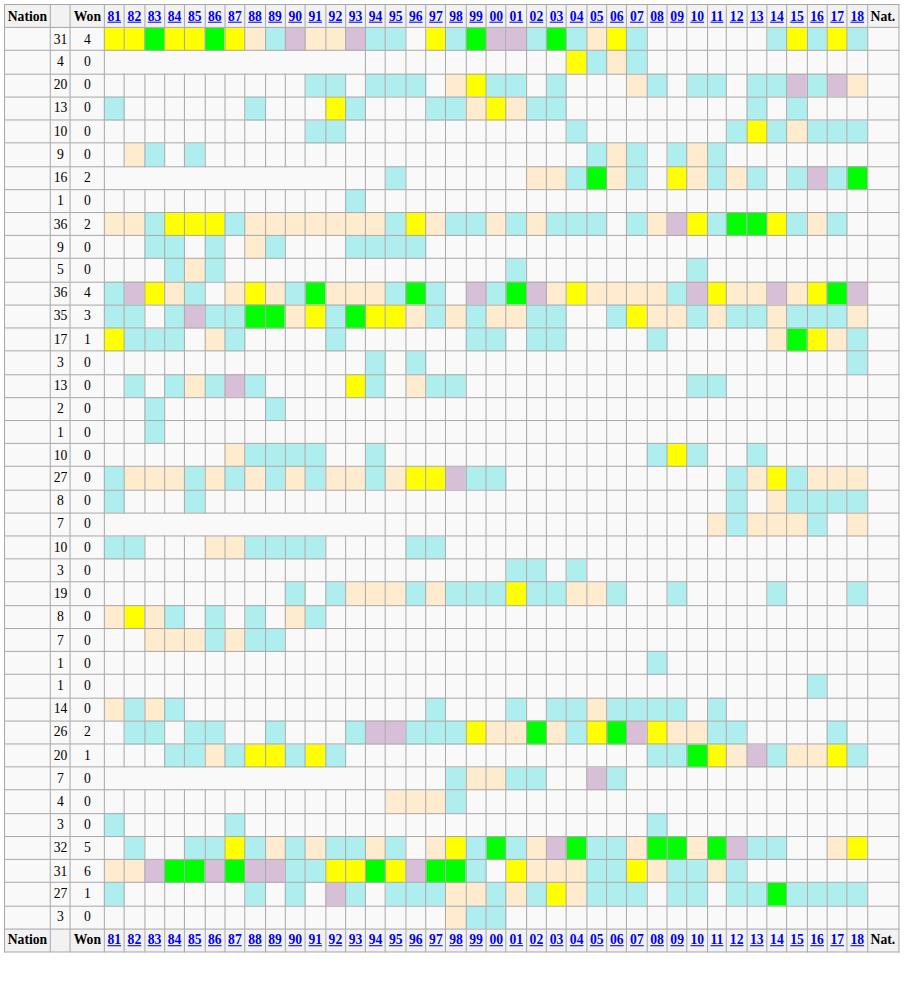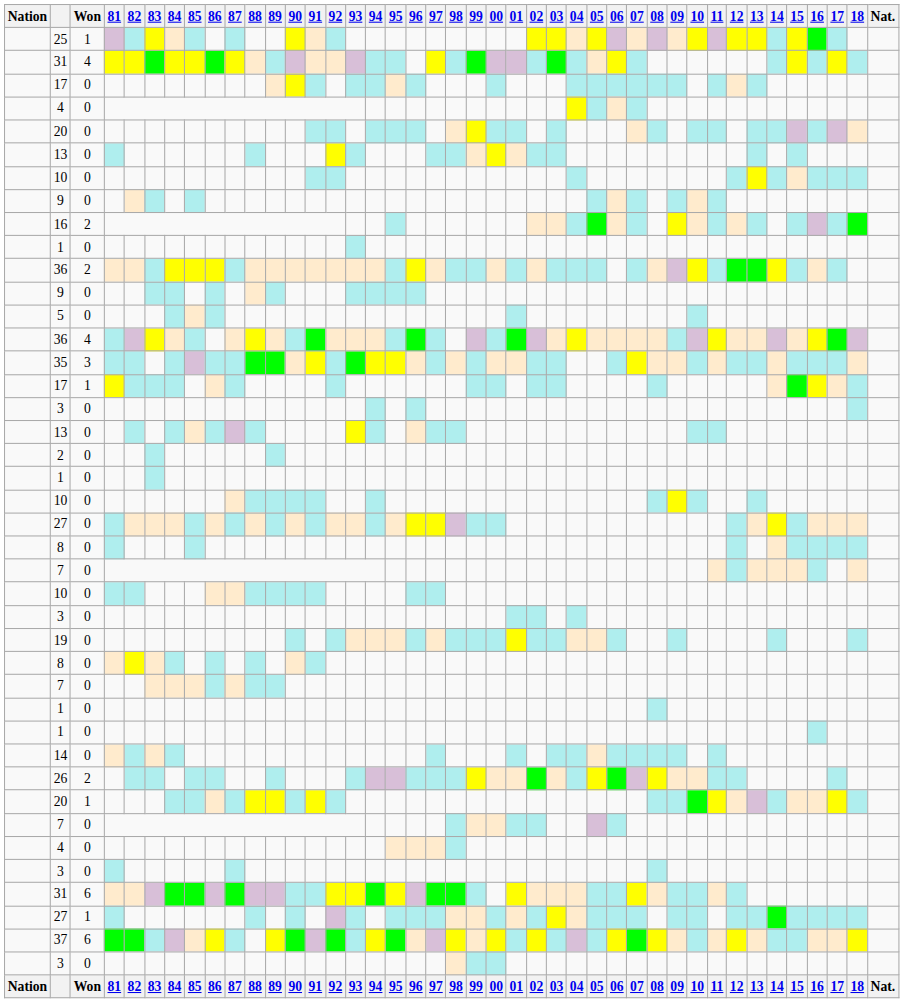+ row: (60, 39)
+ row: (60, 85)
- row: (60, 848)
+ row: (60, 940)
